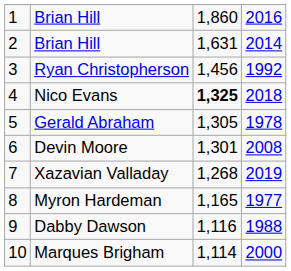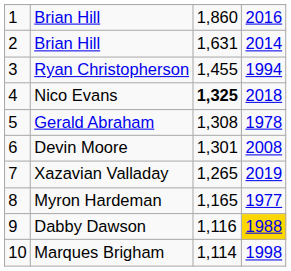(217, 69) 1,456 -> (217, 69) 1,455
(264, 69) 1992 -> (264, 69) 1994
(217, 122) 1,305 -> (217, 122) 1,308
(217, 174) 1,268 -> (217, 174) 1,265
(264, 226) no background -> (264, 226) gold background
(264, 252) 2000 -> (264, 252) 1998
